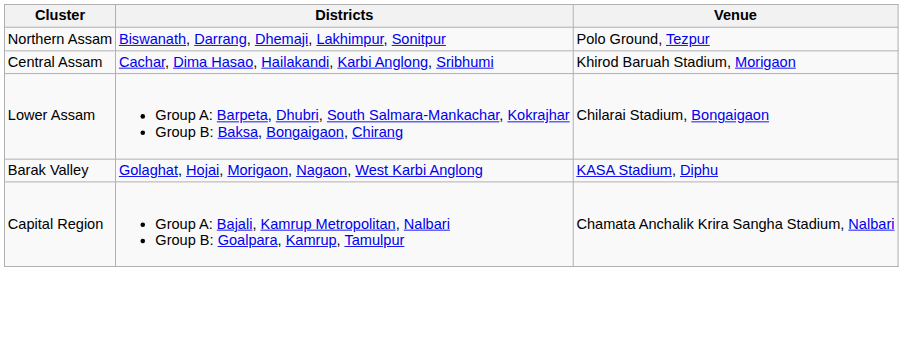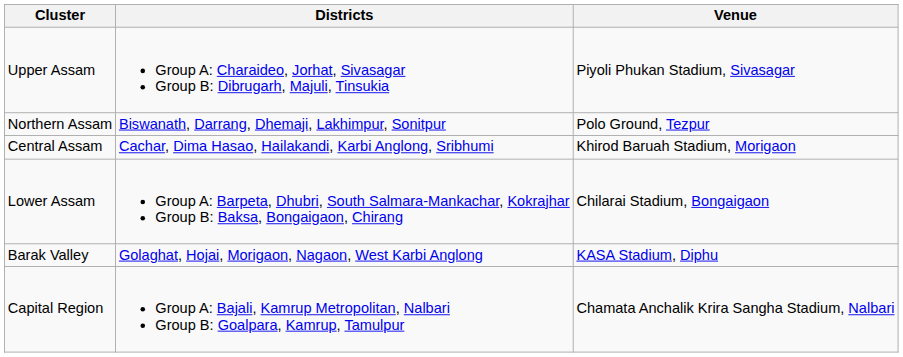+ row: (52, 70)
